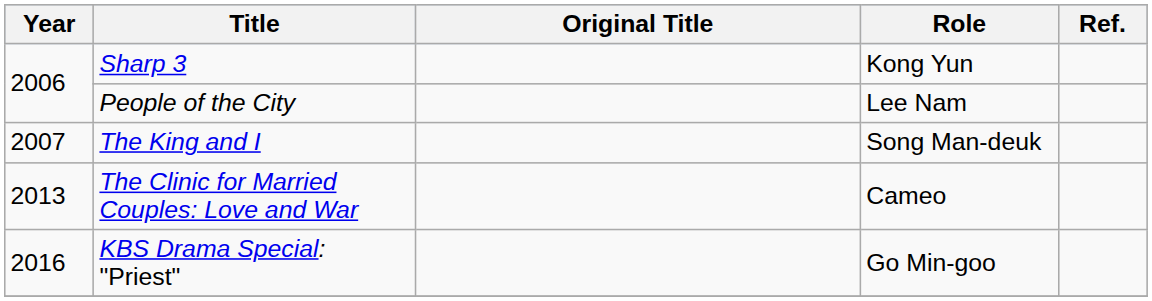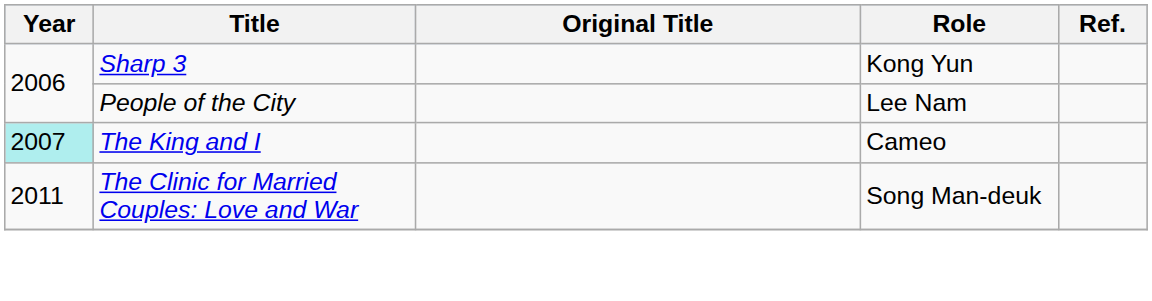(38, 142) no background -> (38, 142) paleturquoise background
(954, 142) Song Man-deuk -> (906, 142) Cameo
(38, 195) 2013 -> (37, 195) 2011
(906, 195) Cameo -> (954, 195) Song Man-deuk
- row: (212, 262)
